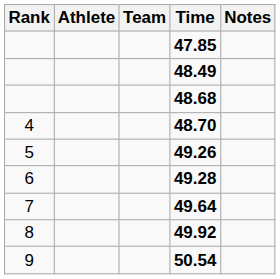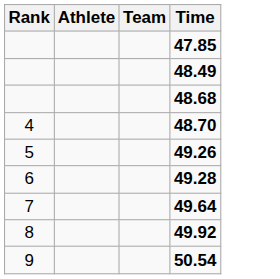- column: (248, 17)
